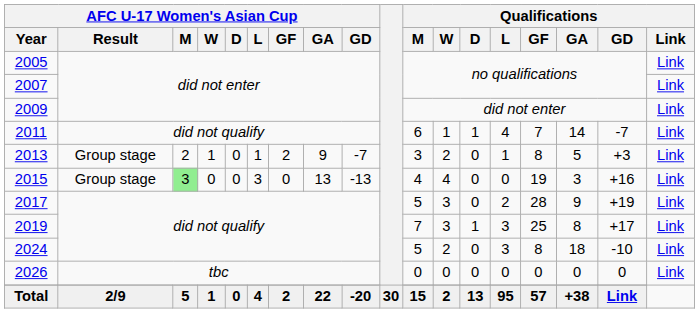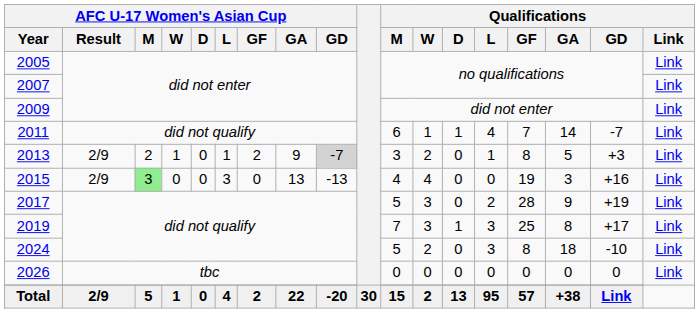(115, 156) Group stage -> (98, 156) 2/9
(361, 156) no background -> (337, 156) lightgrey background
(115, 179) Group stage -> (98, 179) 2/9
